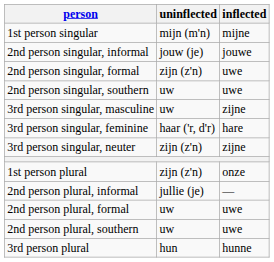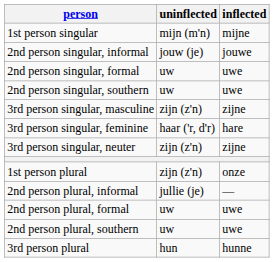(181, 71) zijn (z'n) -> (167, 71) uw
(167, 109) uw -> (181, 109) zijn (z'n)
